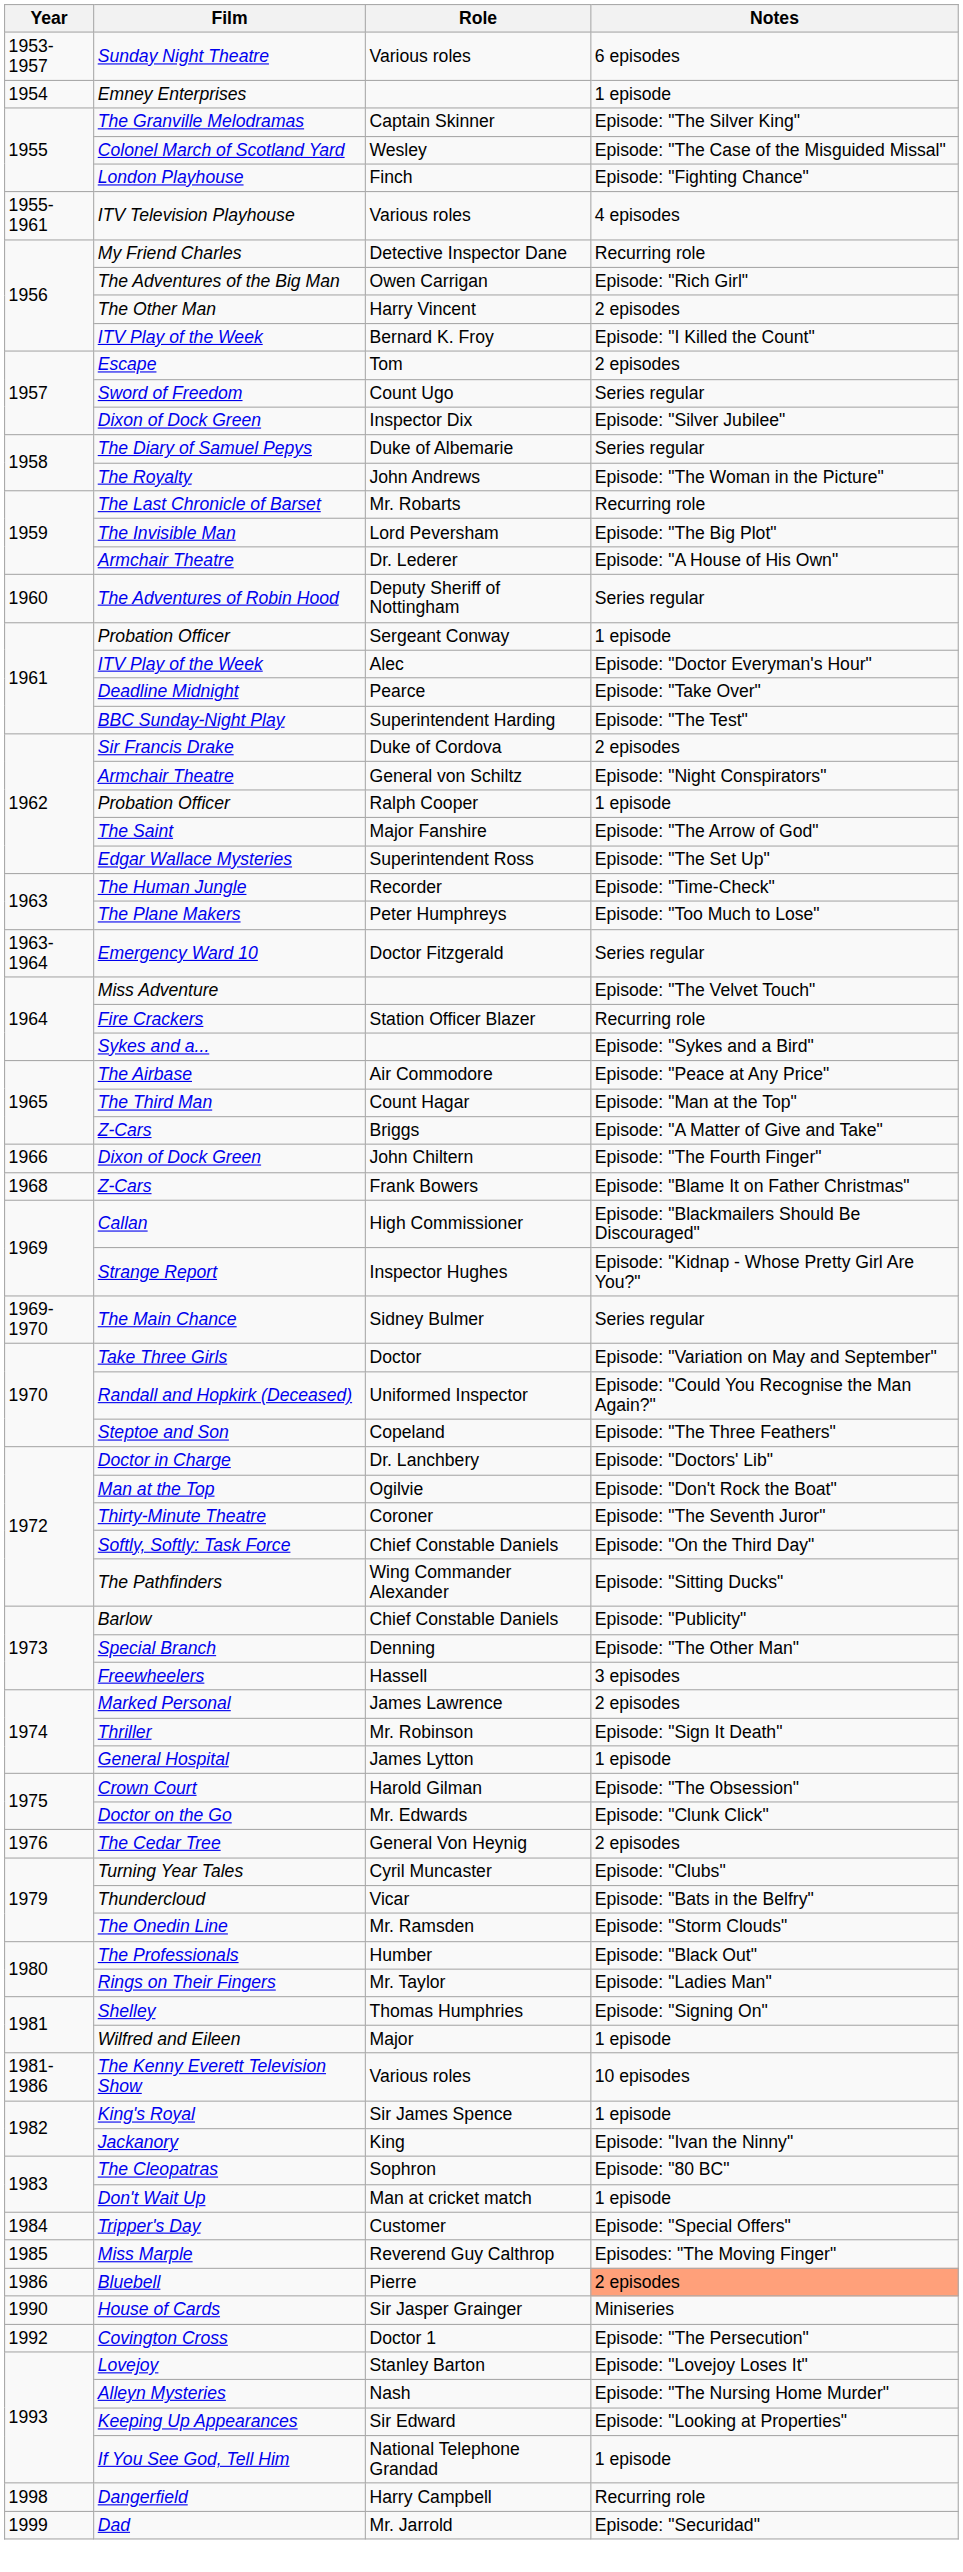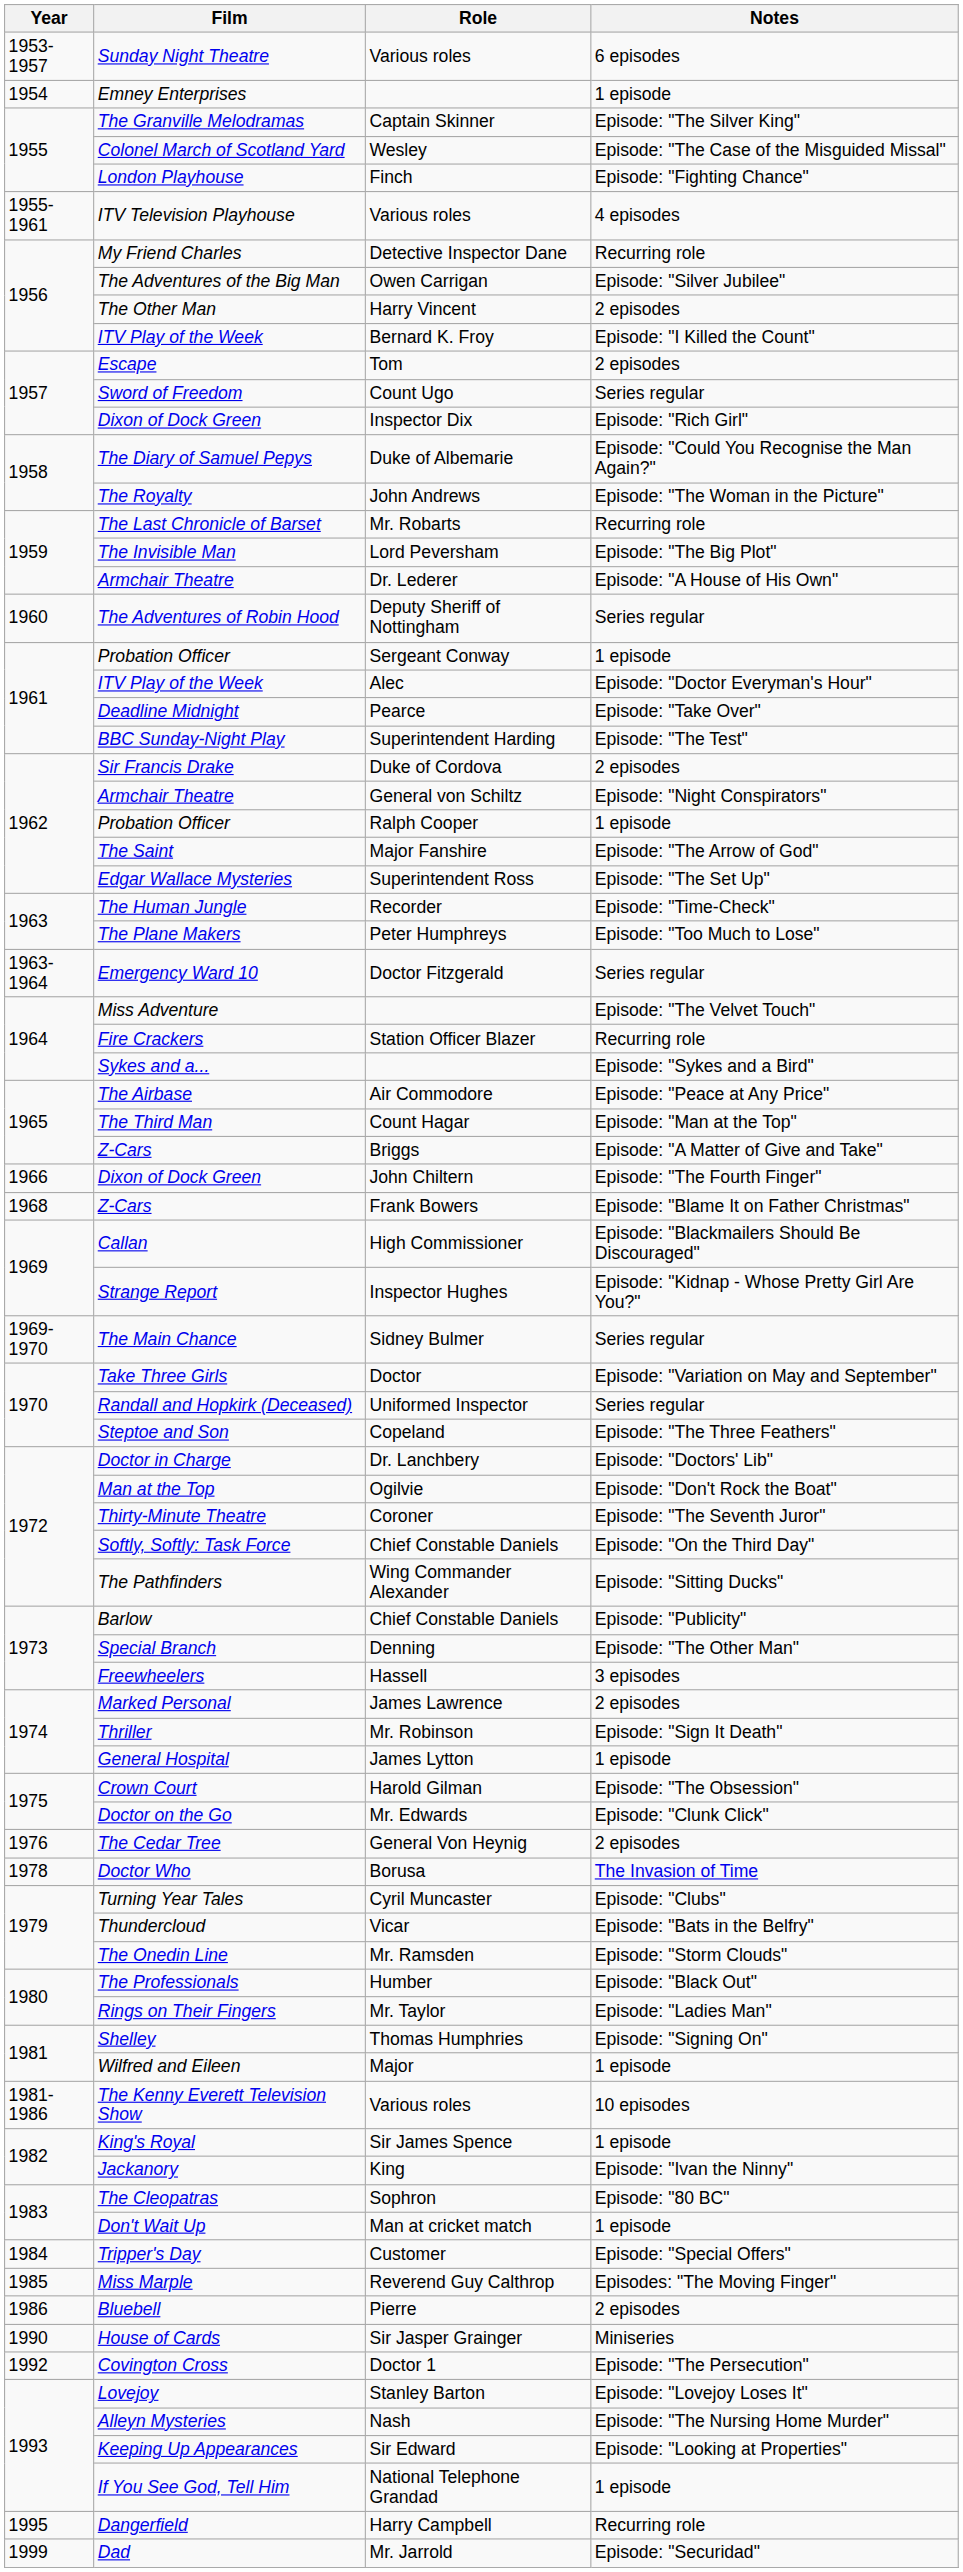(671, 281) Episode: "Rich Girl" -> (690, 281) Episode: "Silver Jubilee"
(690, 420) Episode: "Silver Jubilee" -> (671, 420) Episode: "Rich Girl"
(650, 448) Series regular -> (753, 458) Episode: "Could You Recognise the Man Again?"
(753, 1395) Episode: "Could You Recognise the Man Again?" -> (650, 1405) Series regular
+ row: (144, 1871)
(637, 2281) lightsalmon background -> (637, 2309) no background
(28, 2497) 1998 -> (28, 2525) 1995
